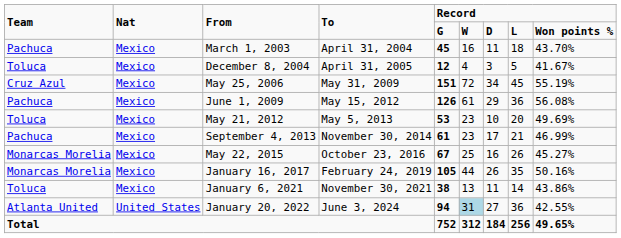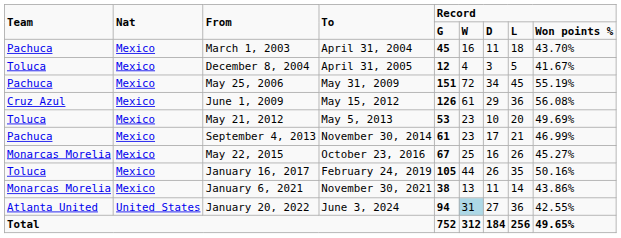(36, 84) Cruz Azul -> (30, 84) Pachuca
(30, 101) Pachuca -> (36, 101) Cruz Azul
(59, 171) Monarcas Morelia -> (26, 171) Toluca
(26, 189) Toluca -> (59, 189) Monarcas Morelia
